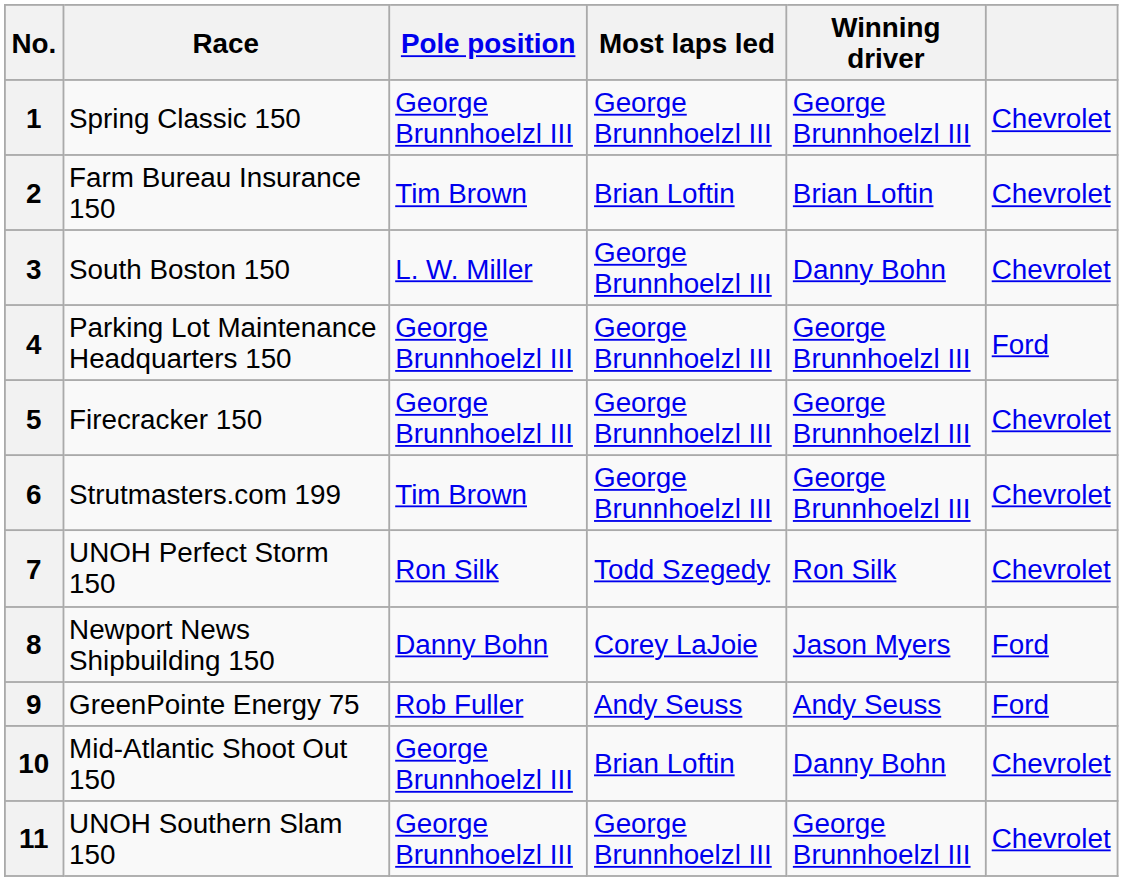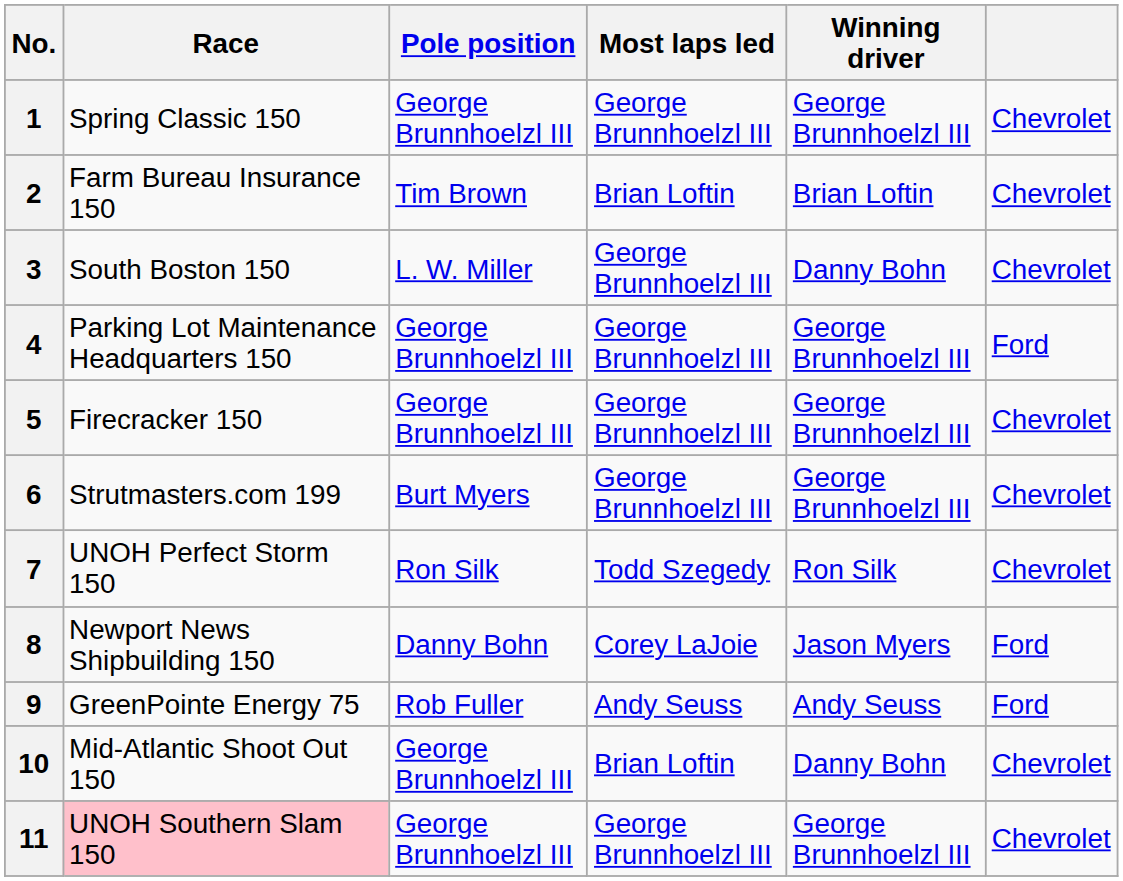(461, 494) Tim Brown -> (462, 494) Burt Myers
(206, 838) no background -> (206, 838) pink background
